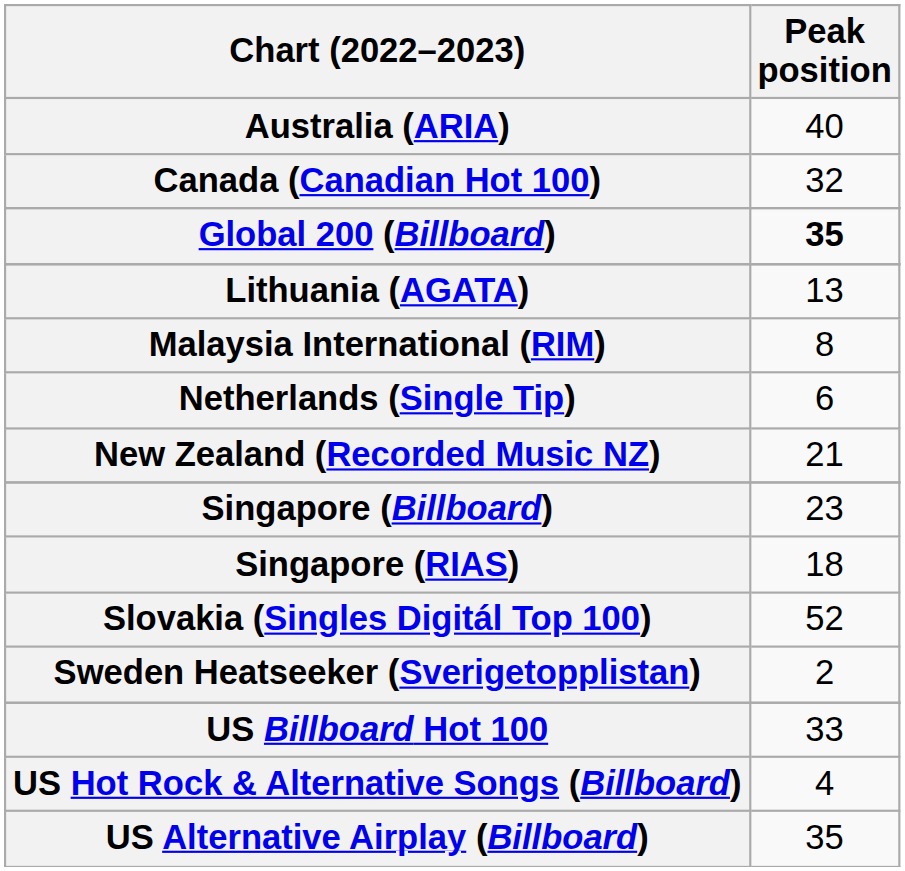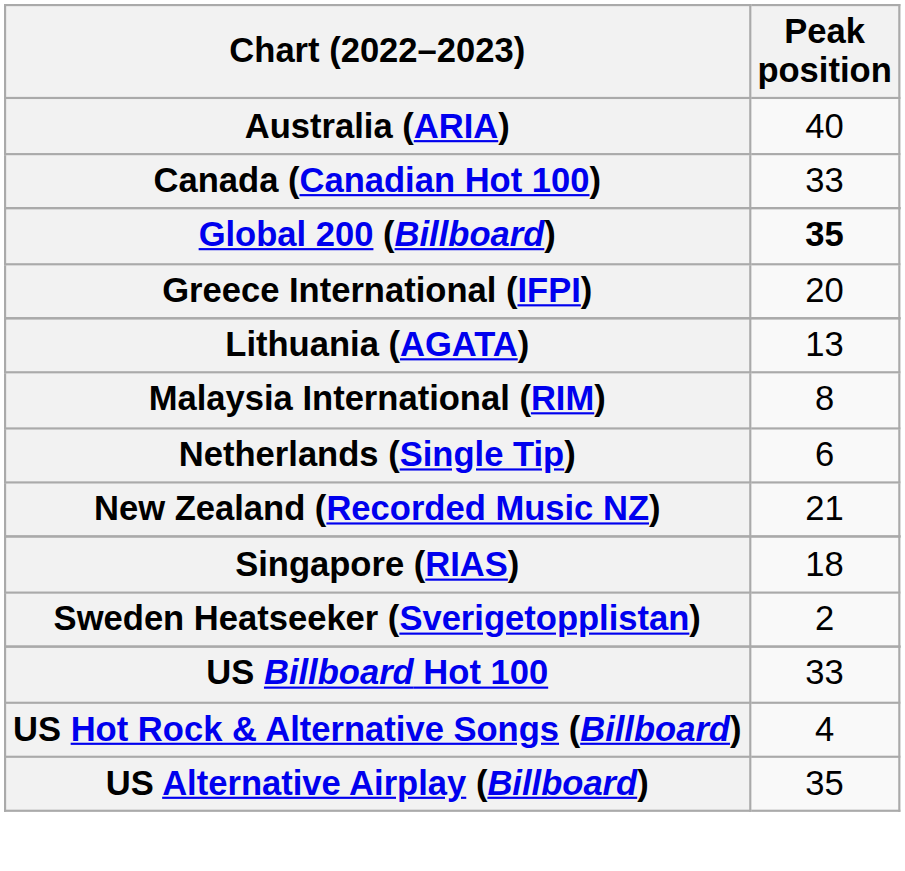(825, 180) 32 -> (825, 180) 33
+ row: (377, 290)
- row: (377, 509)
- row: (377, 618)
